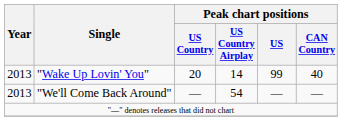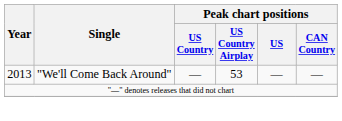- row: (93, 74)
(236, 93) 54 -> (236, 74) 53
